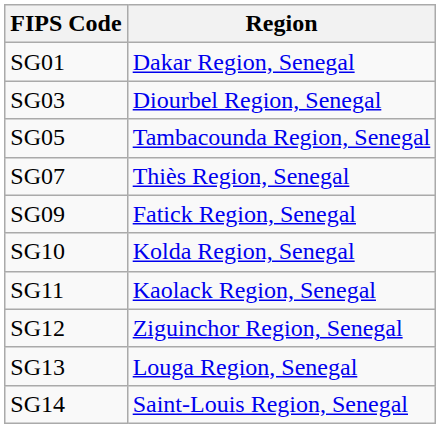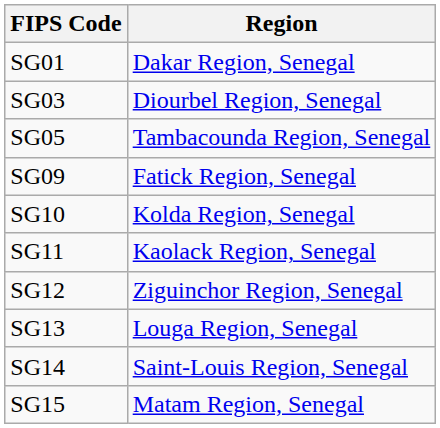- row: (38, 175)
+ row: (38, 404)
